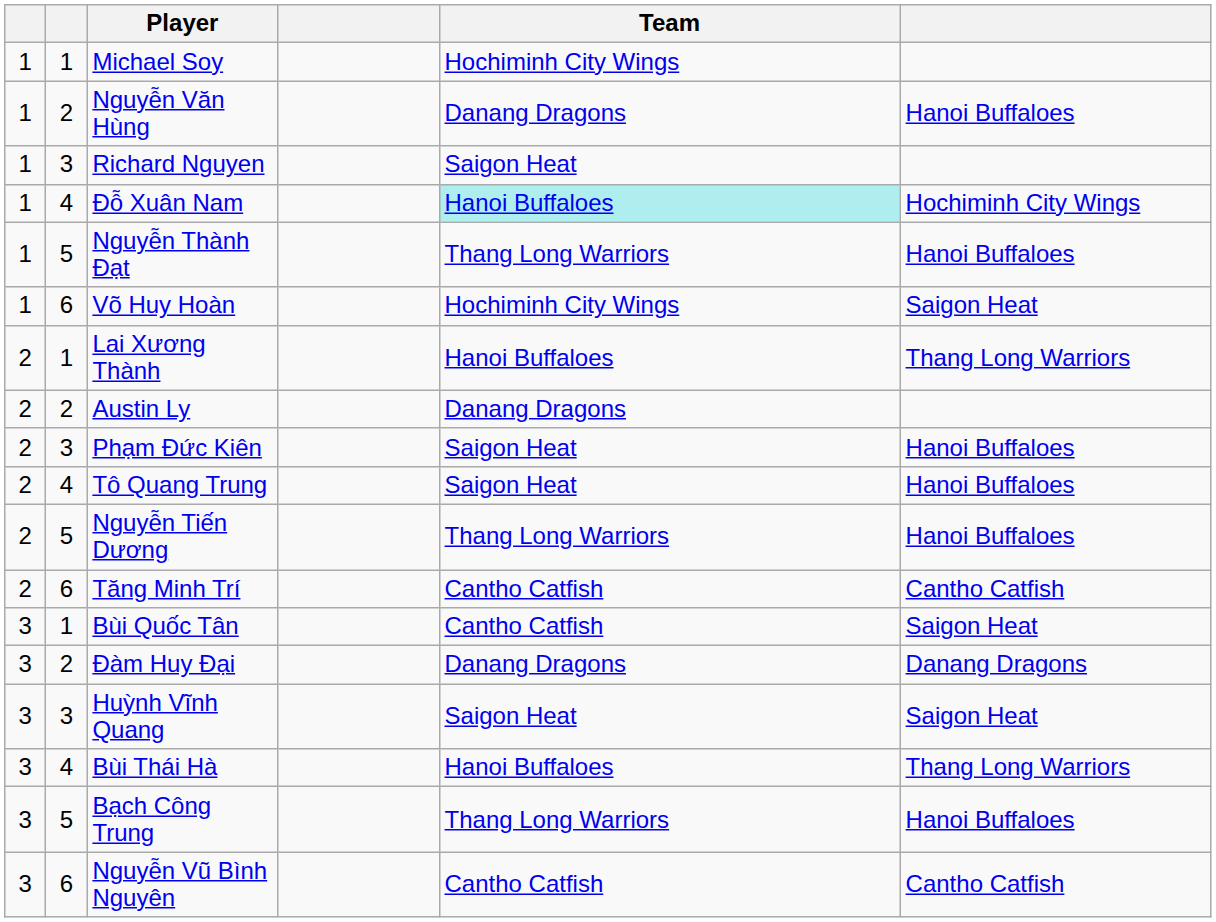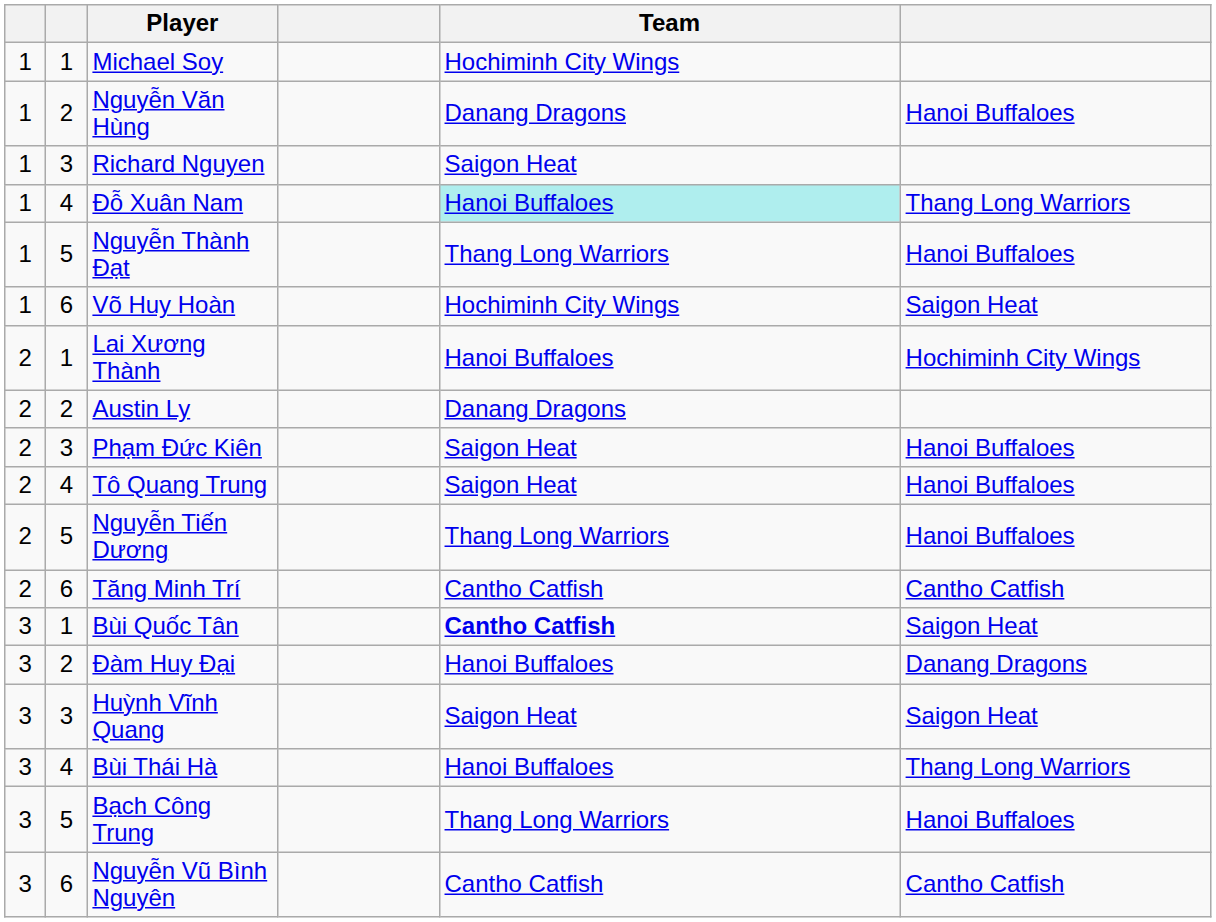(1023, 202) Hochiminh City Wings -> (1018, 202) Thang Long Warriors
(1018, 357) Thang Long Warriors -> (1023, 357) Hochiminh City Wings
(524, 626) normal -> (530, 626) bold
(535, 664) Danang Dragons -> (529, 664) Hanoi Buffaloes
